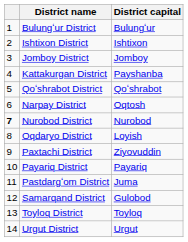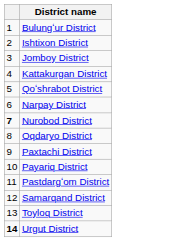- column: (147, 12)
(12, 228) normal -> (12, 228) bold
